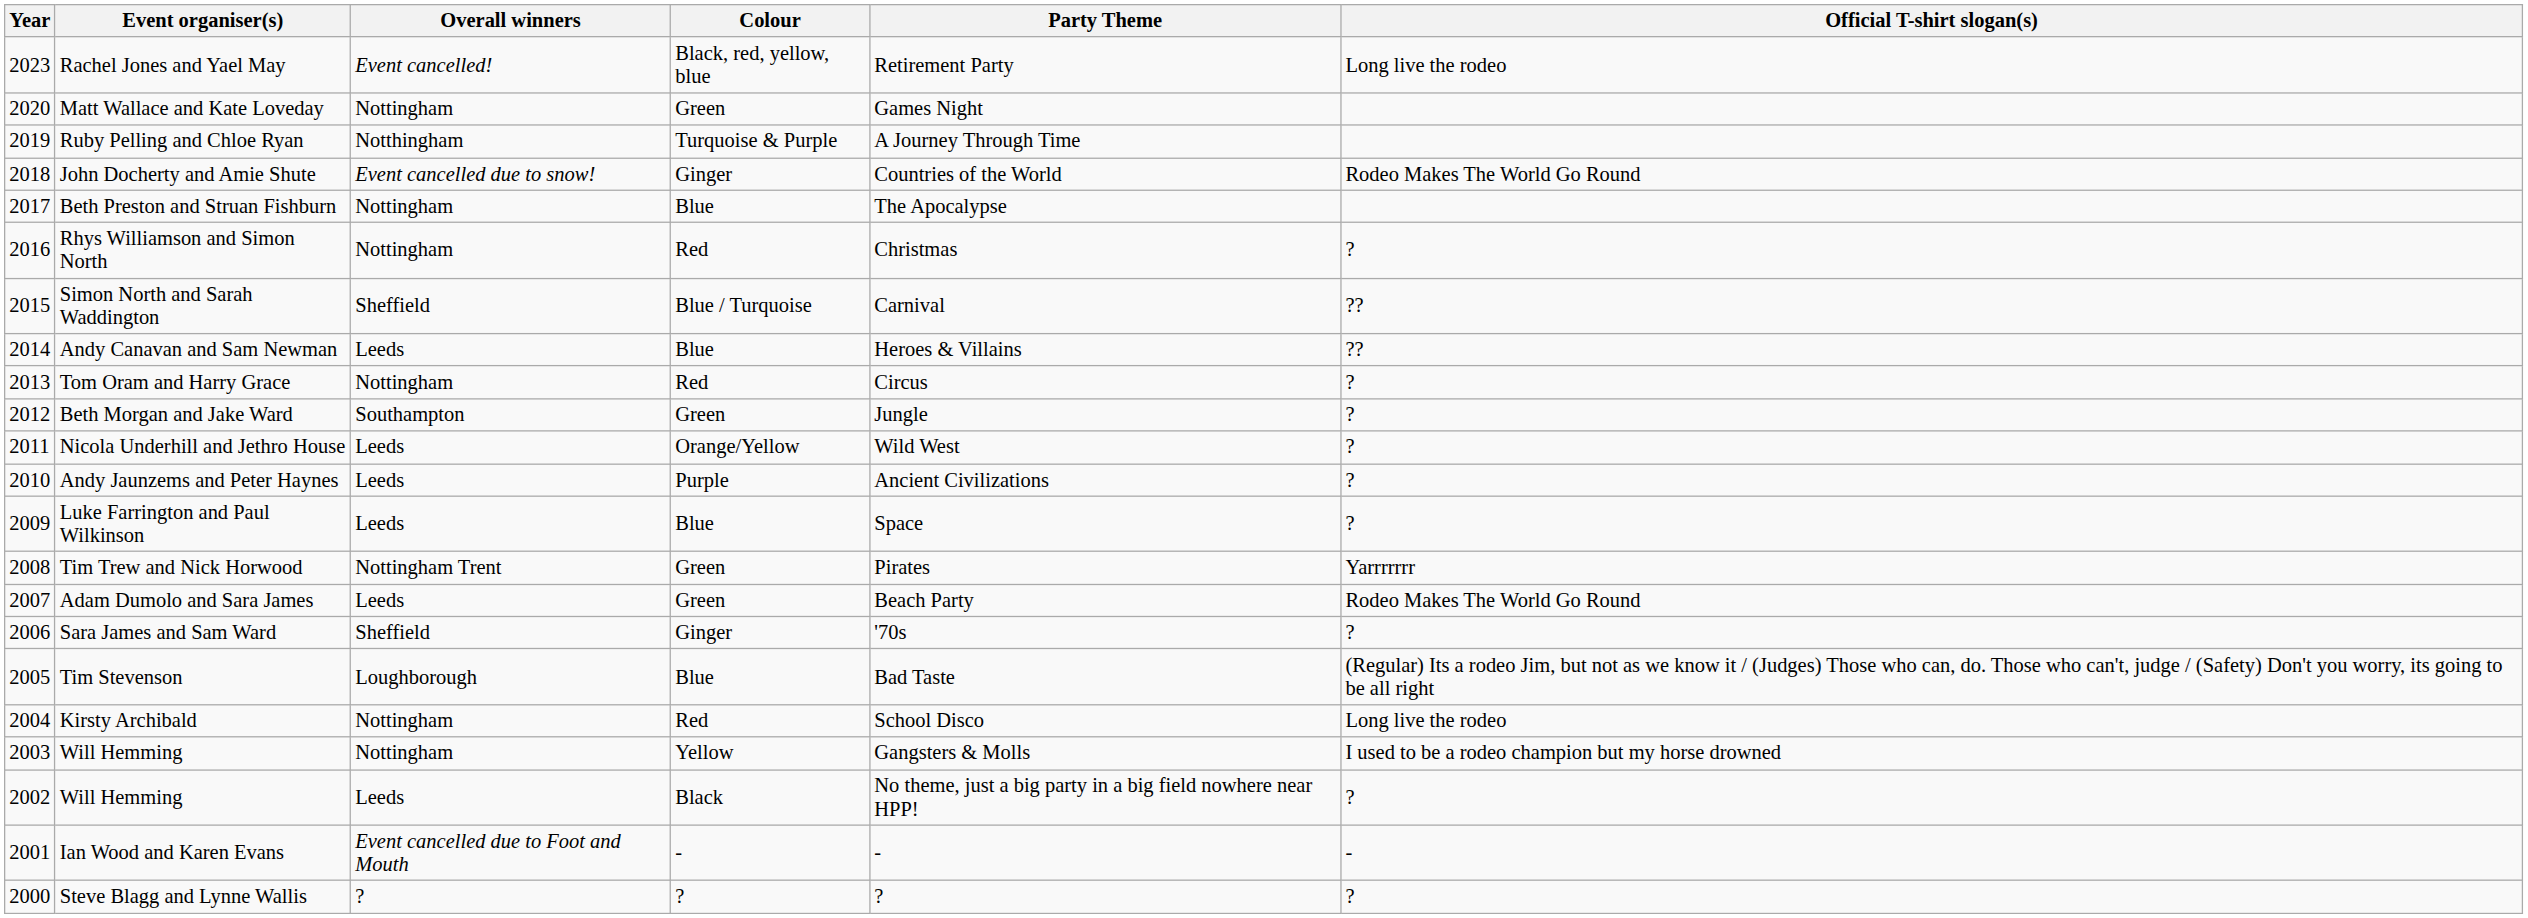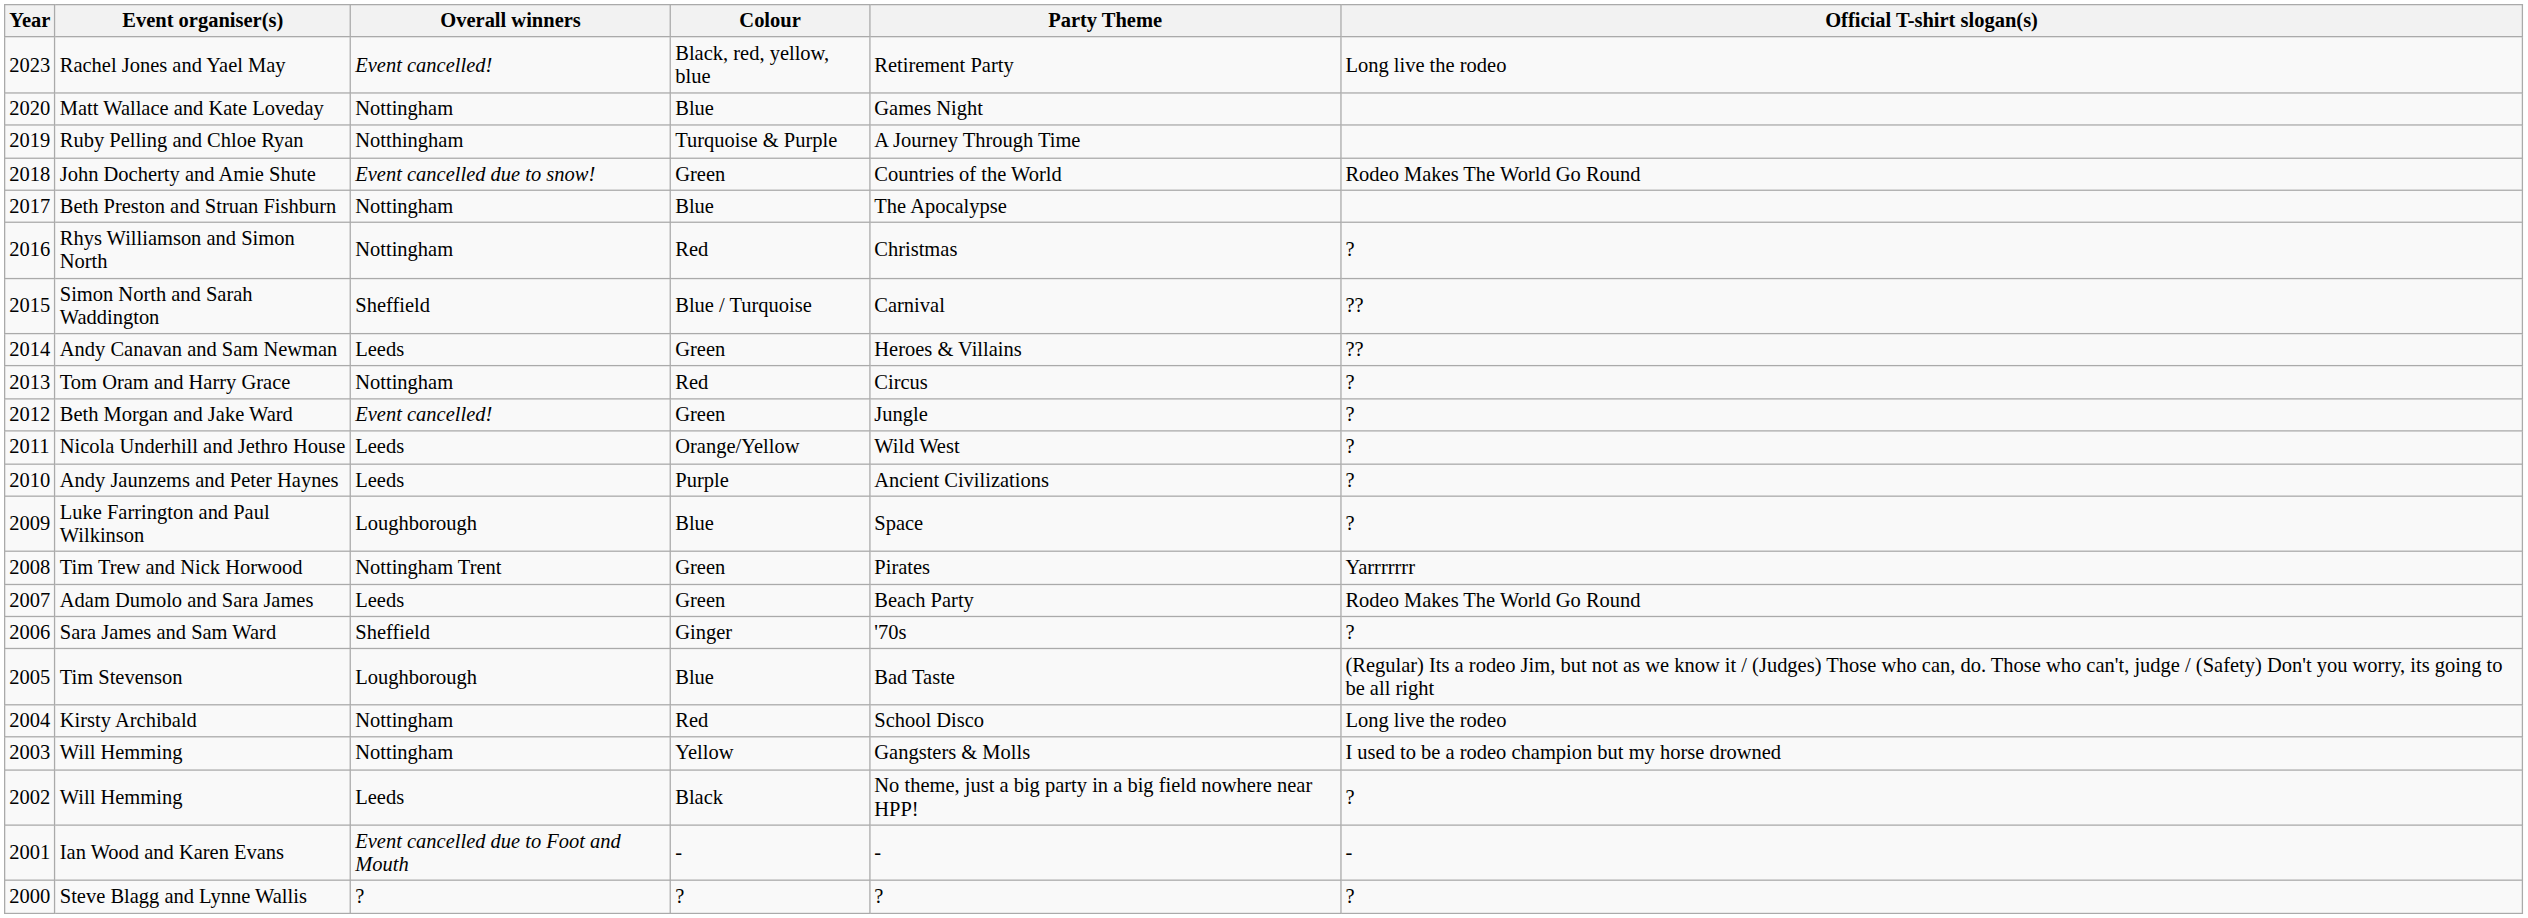(700, 108) Green -> (695, 108) Blue
(704, 173) Ginger -> (700, 173) Green
(695, 349) Blue -> (700, 349) Green
(410, 414) Southampton -> (424, 414) Event cancelled!
(380, 523) Leeds -> (416, 523) Loughborough
